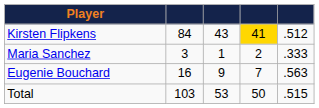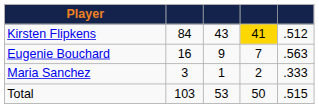rows swapped: (59, 73) <-> (49, 53)
